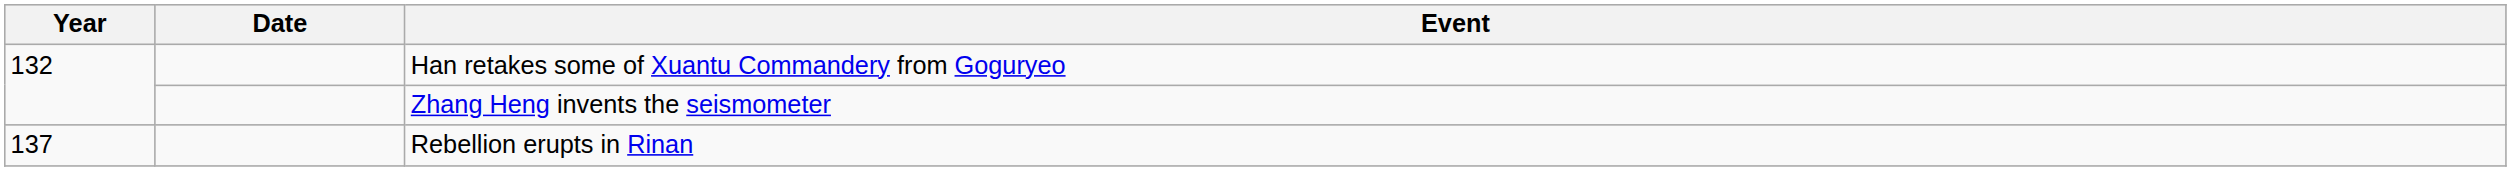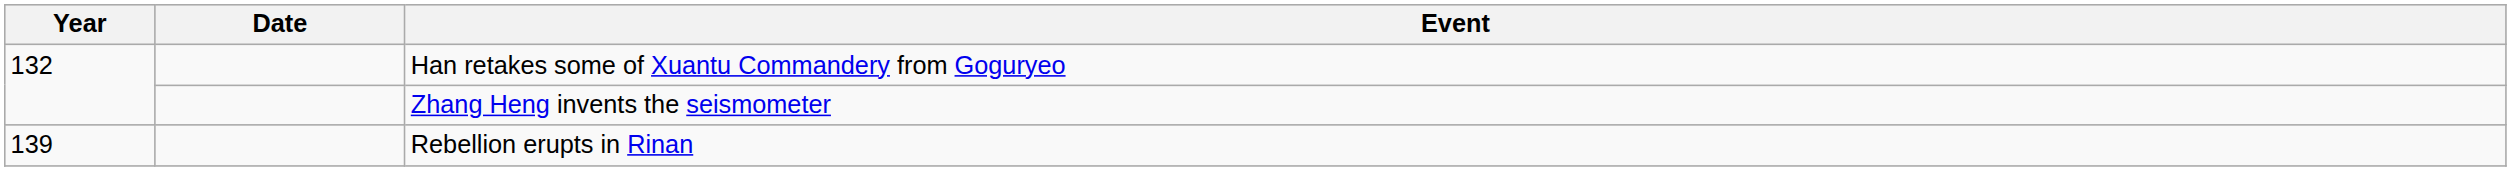(32, 144) 137 -> (32, 144) 139
